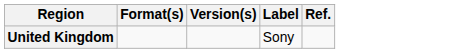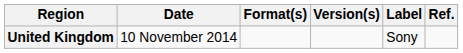+ column: (179, 15)
